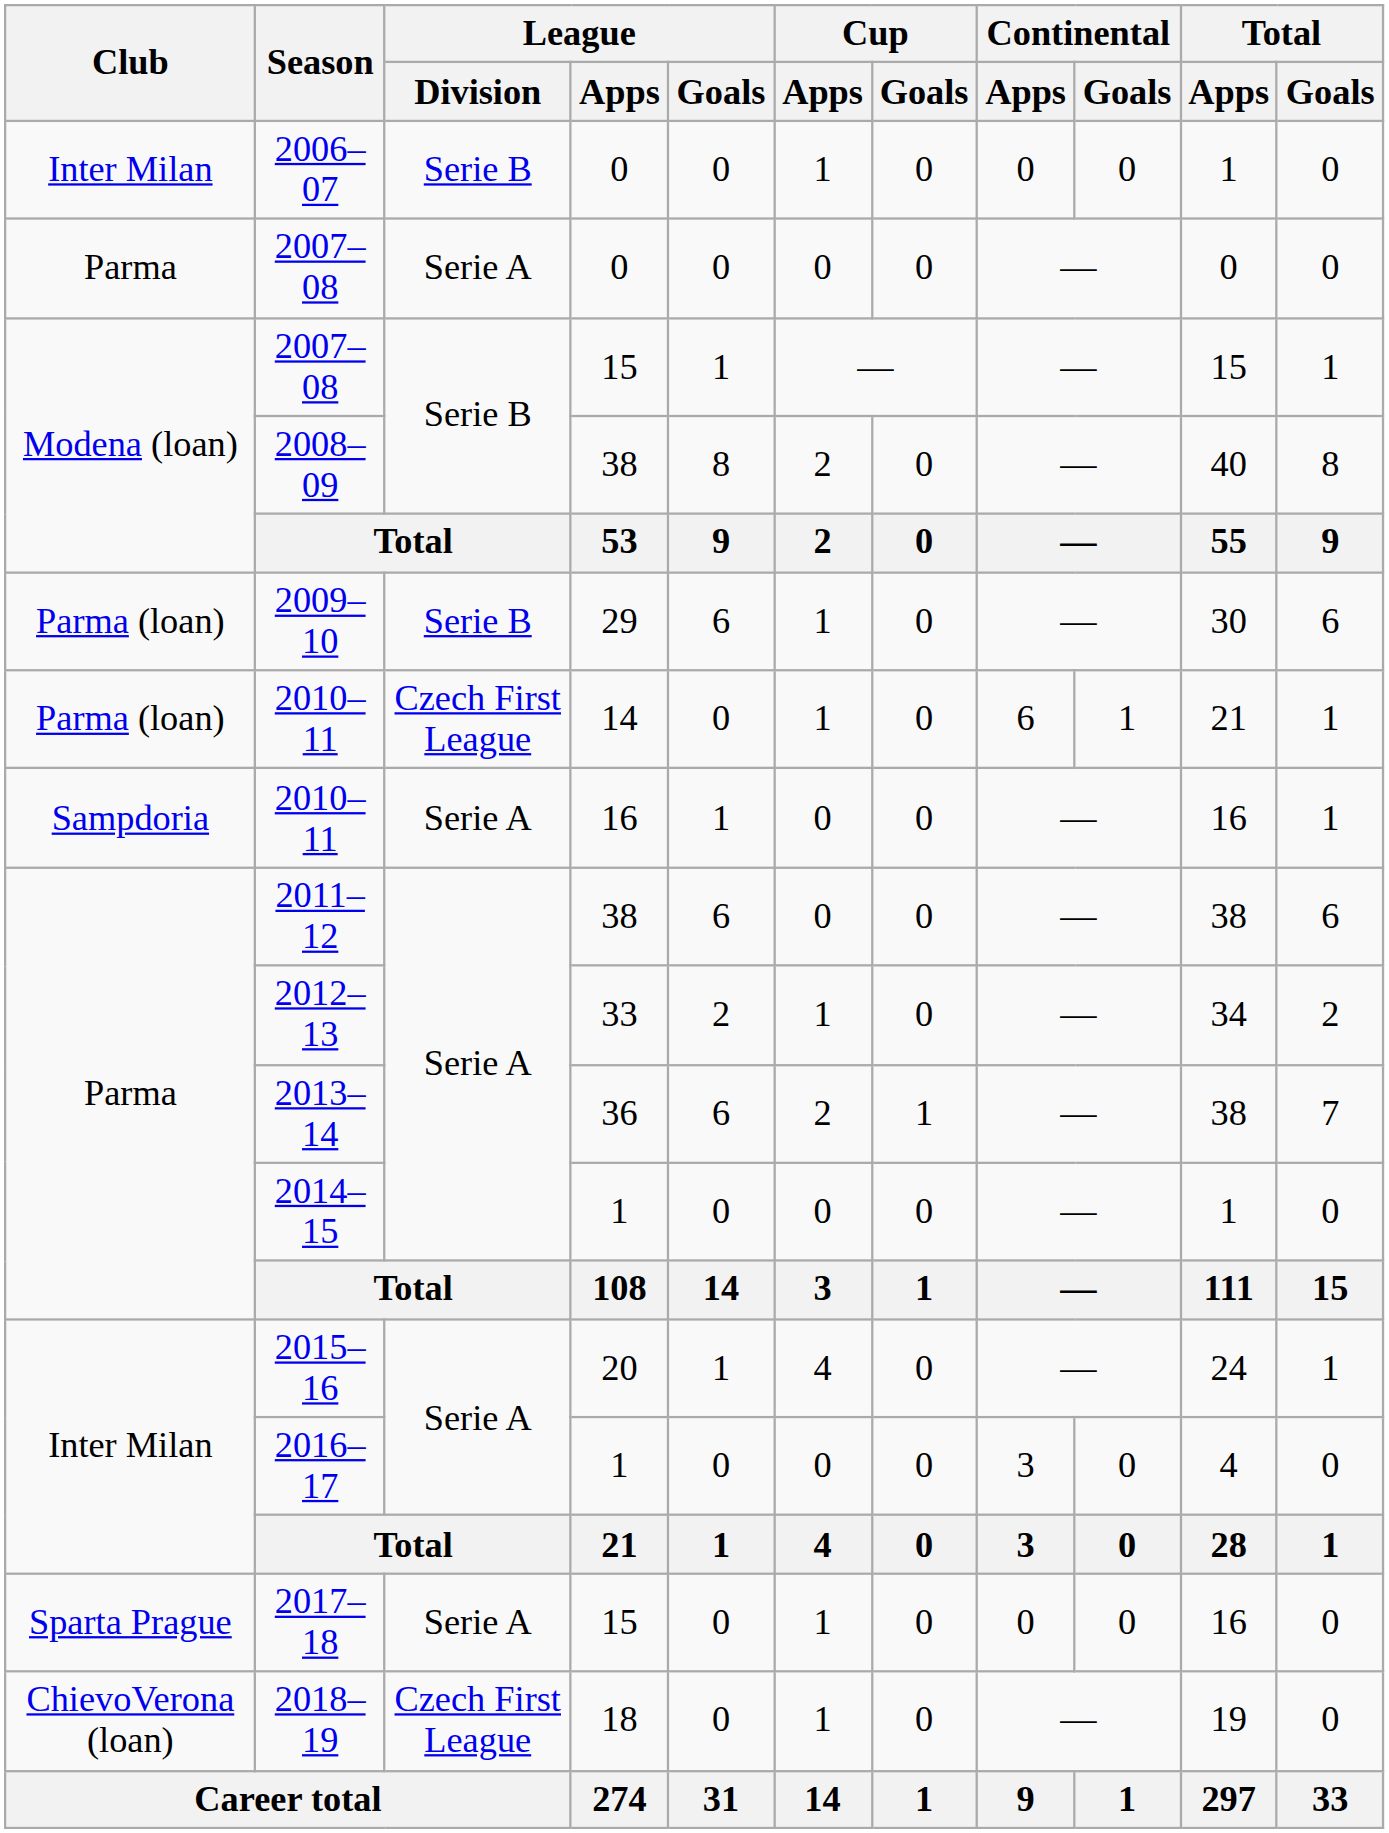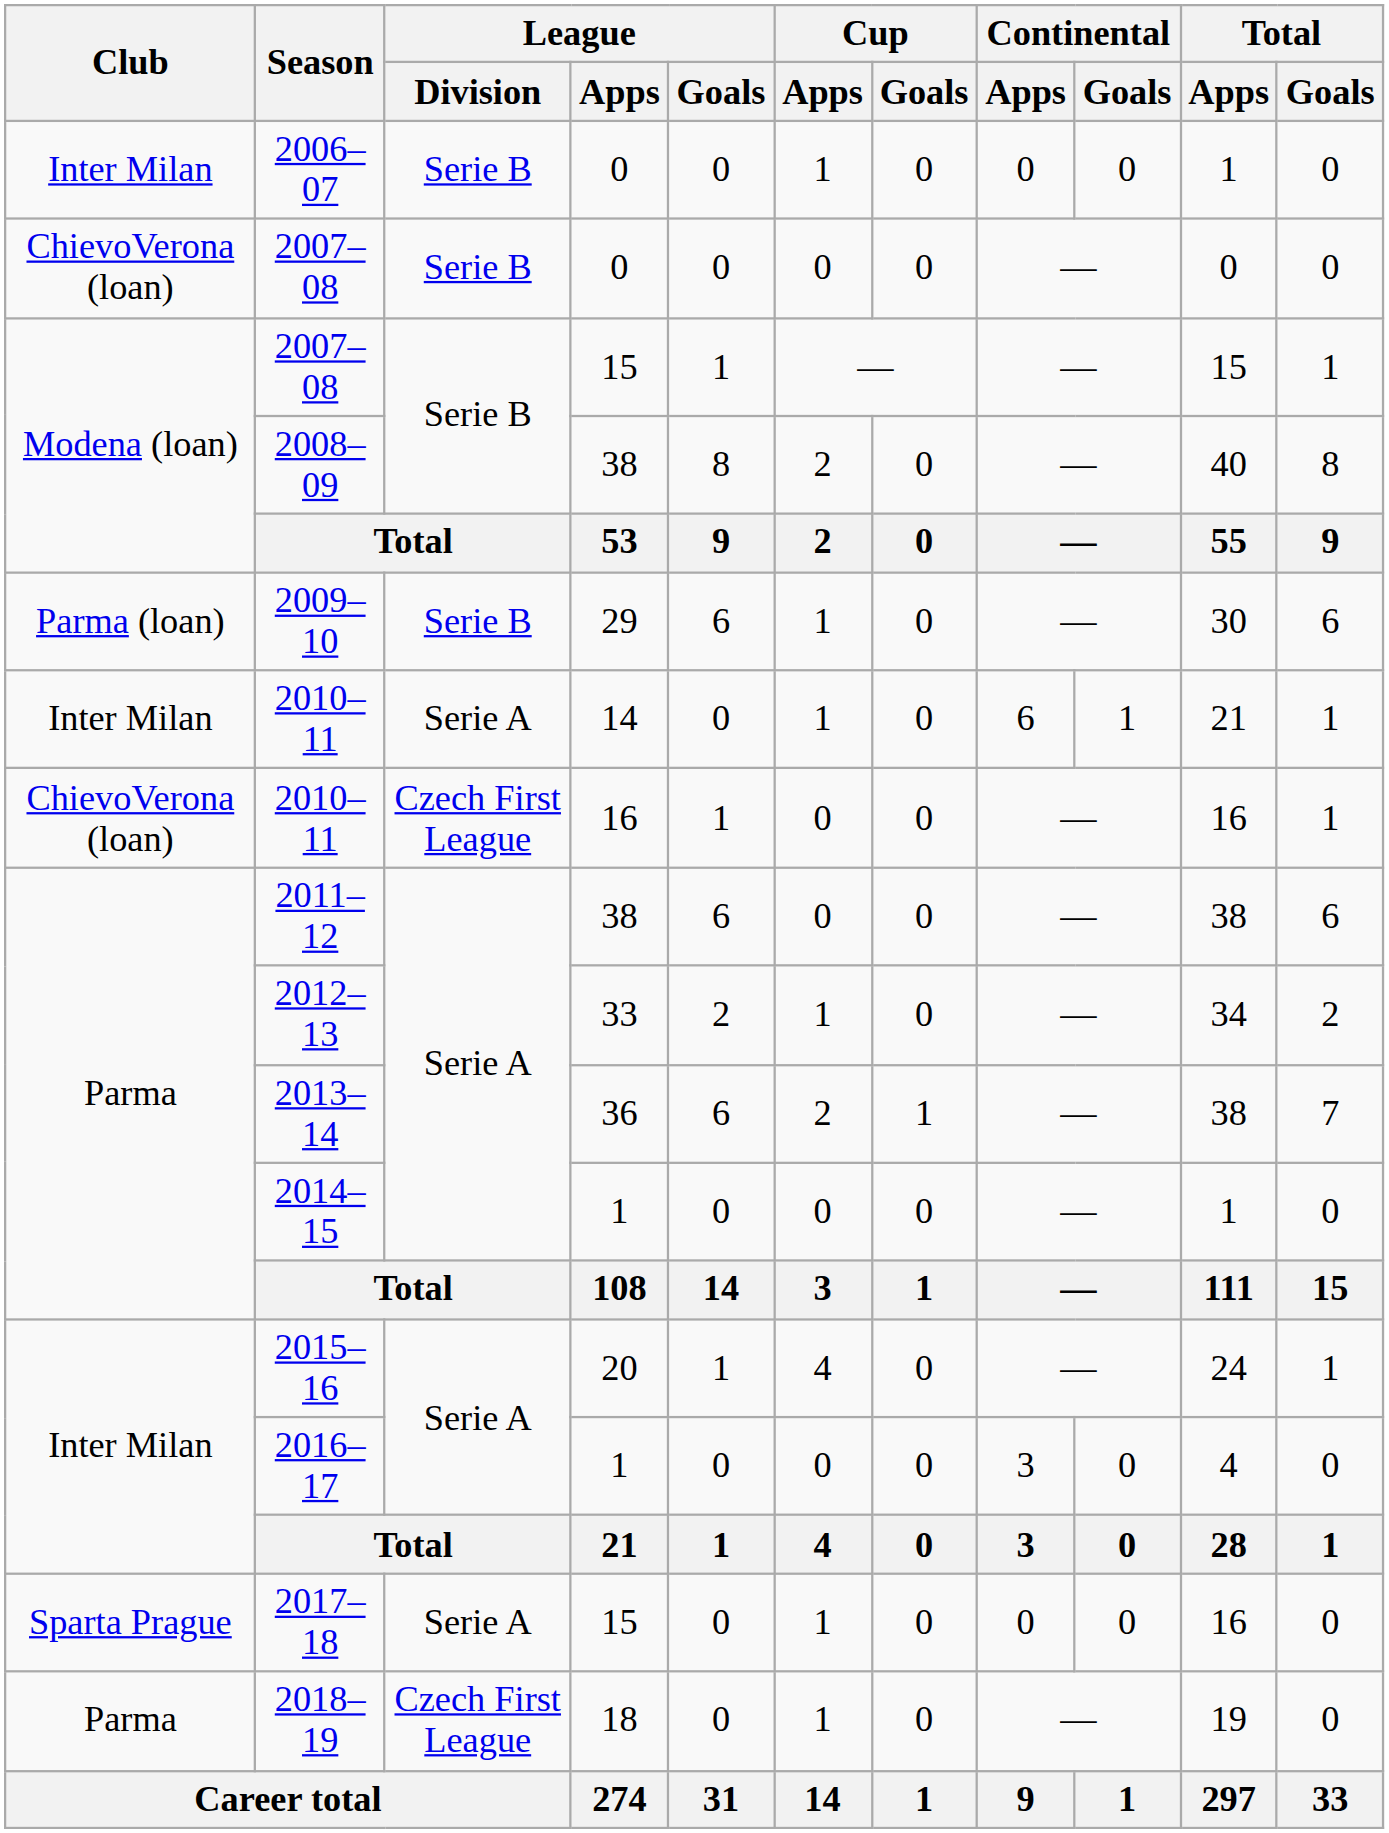(130, 267) Parma -> (130, 267) ChievoVerona (loan)
(478, 267) Serie A -> (478, 267) Serie B
(130, 718) Parma (loan) -> (130, 718) Inter Milan
(478, 718) Czech First League -> (478, 718) Serie A
(130, 817) Sampdoria -> (130, 817) ChievoVerona (loan)
(478, 817) Serie A -> (478, 817) Czech First League
(130, 1720) ChievoVerona (loan) -> (130, 1720) Parma
